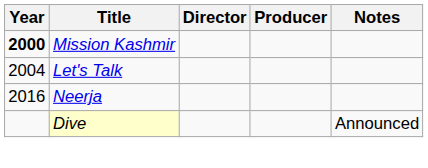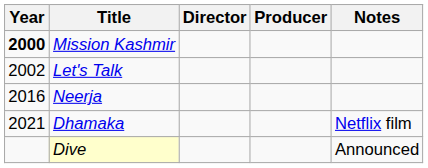(27, 70) 2004 -> (27, 70) 2002
+ row: (89, 123)
